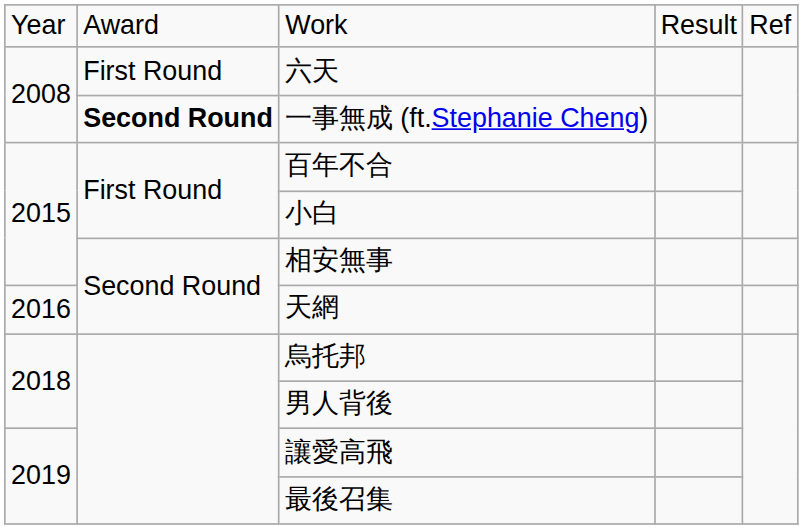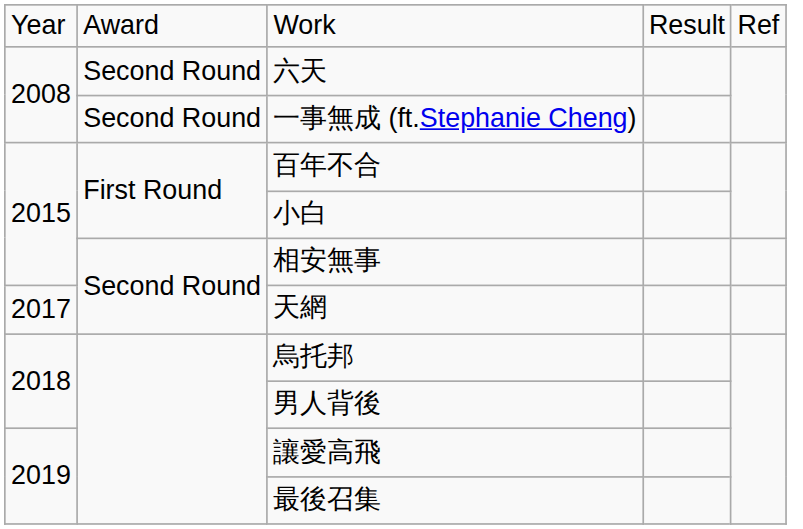(153, 70) First Round -> (172, 70) Second Round
(178, 118) bold -> (172, 118) normal
(41, 309) 2016 -> (41, 309) 2017
